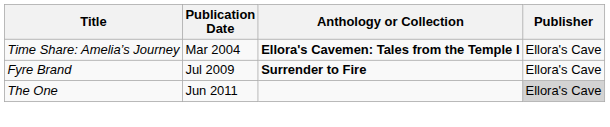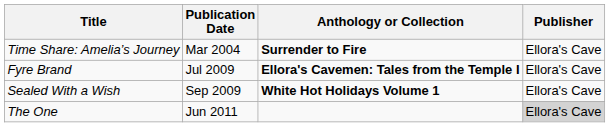(390, 49) Ellora's Cavemen: Tales from the Temple I -> (314, 49) Surrender to Fire
(314, 70) Surrender to Fire -> (390, 70) Ellora's Cavemen: Tales from the Temple I
+ row: (64, 91)
